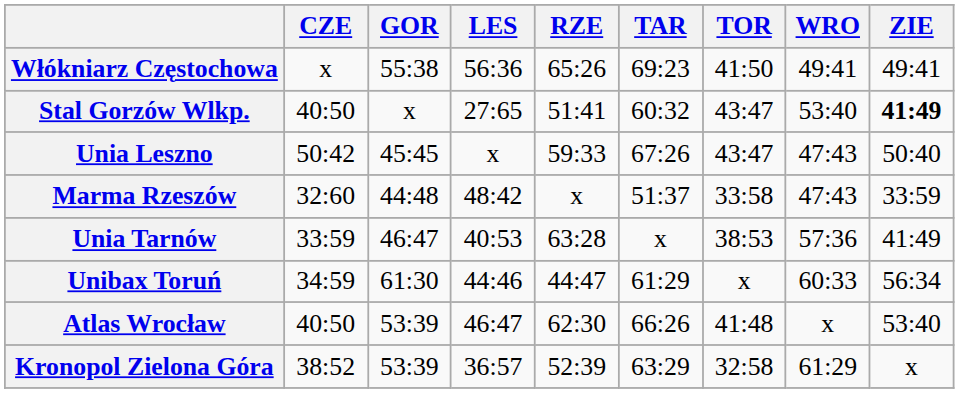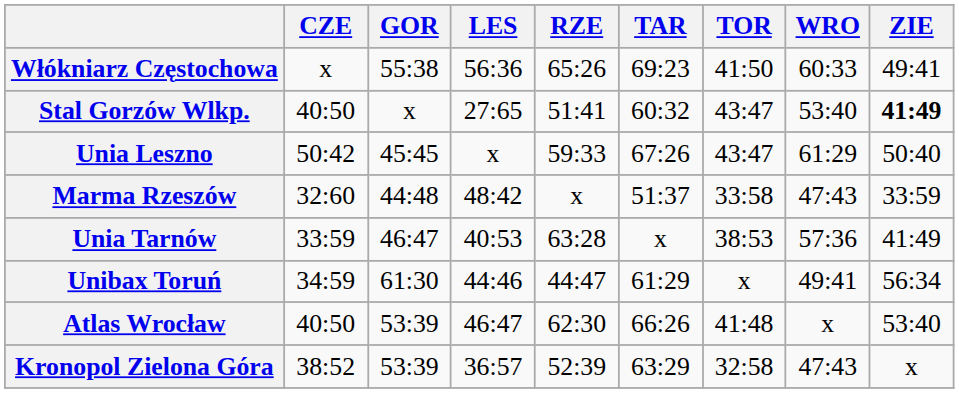(828, 68) 49:41 -> (828, 68) 60:33
(828, 153) 47:43 -> (828, 153) 61:29
(828, 281) 60:33 -> (828, 281) 49:41
(828, 366) 61:29 -> (828, 366) 47:43
